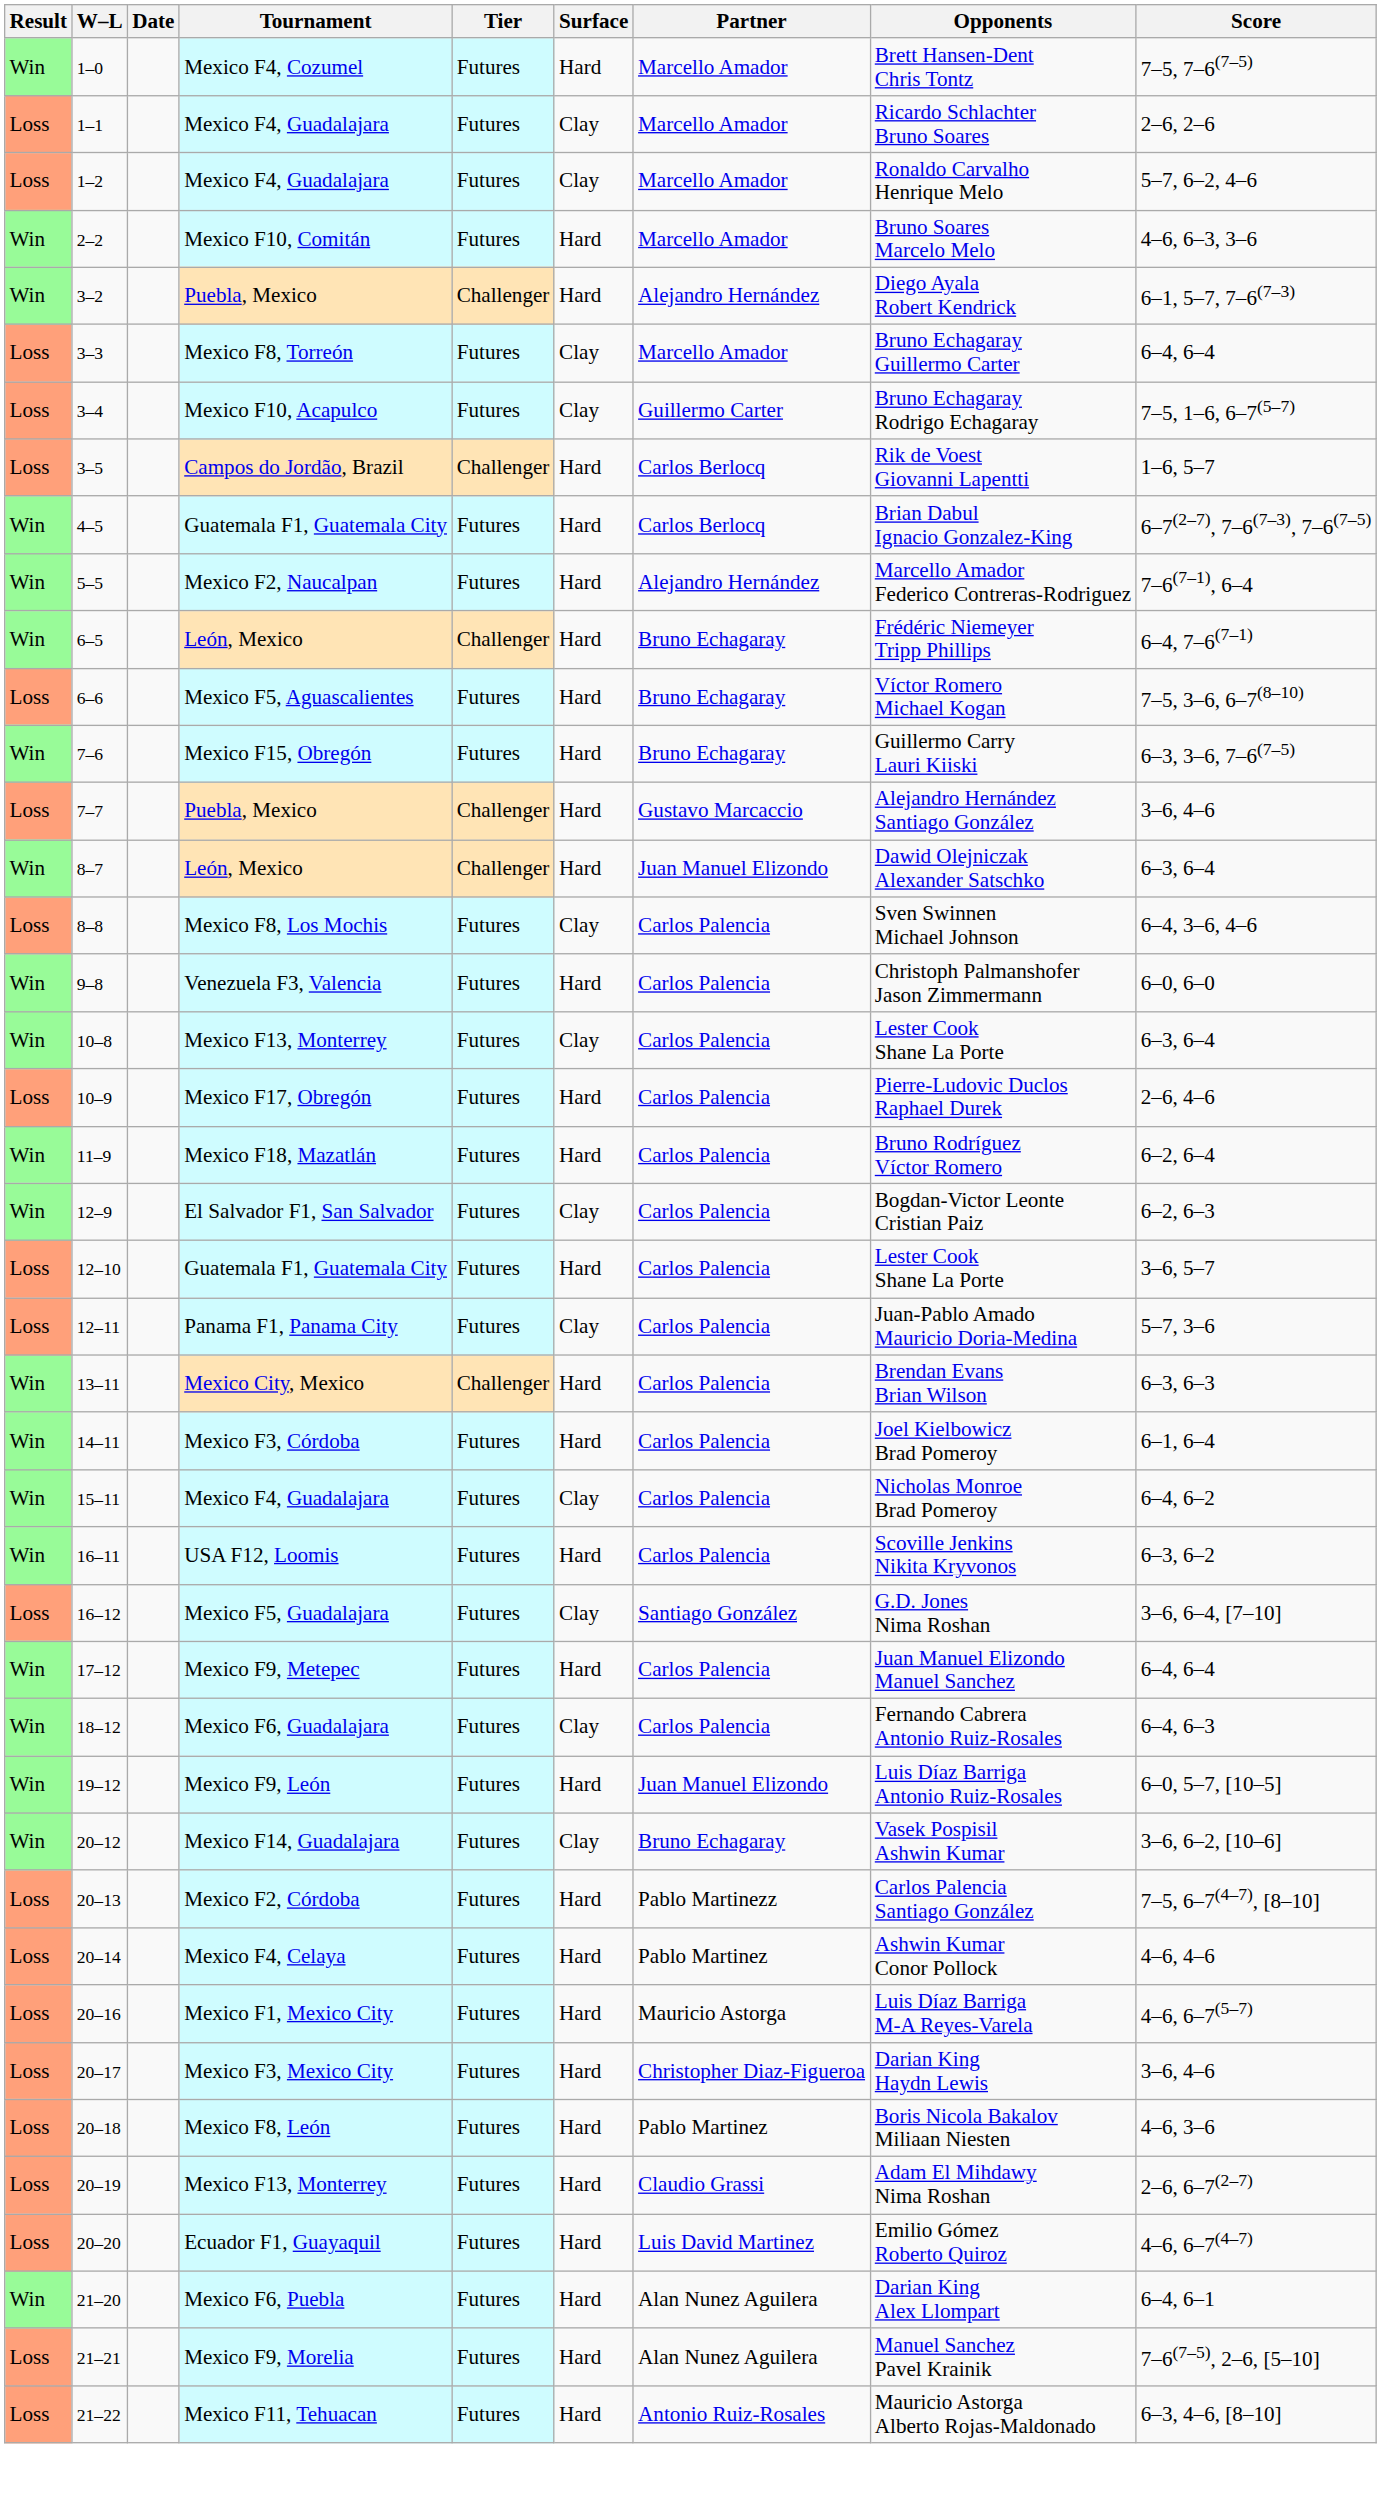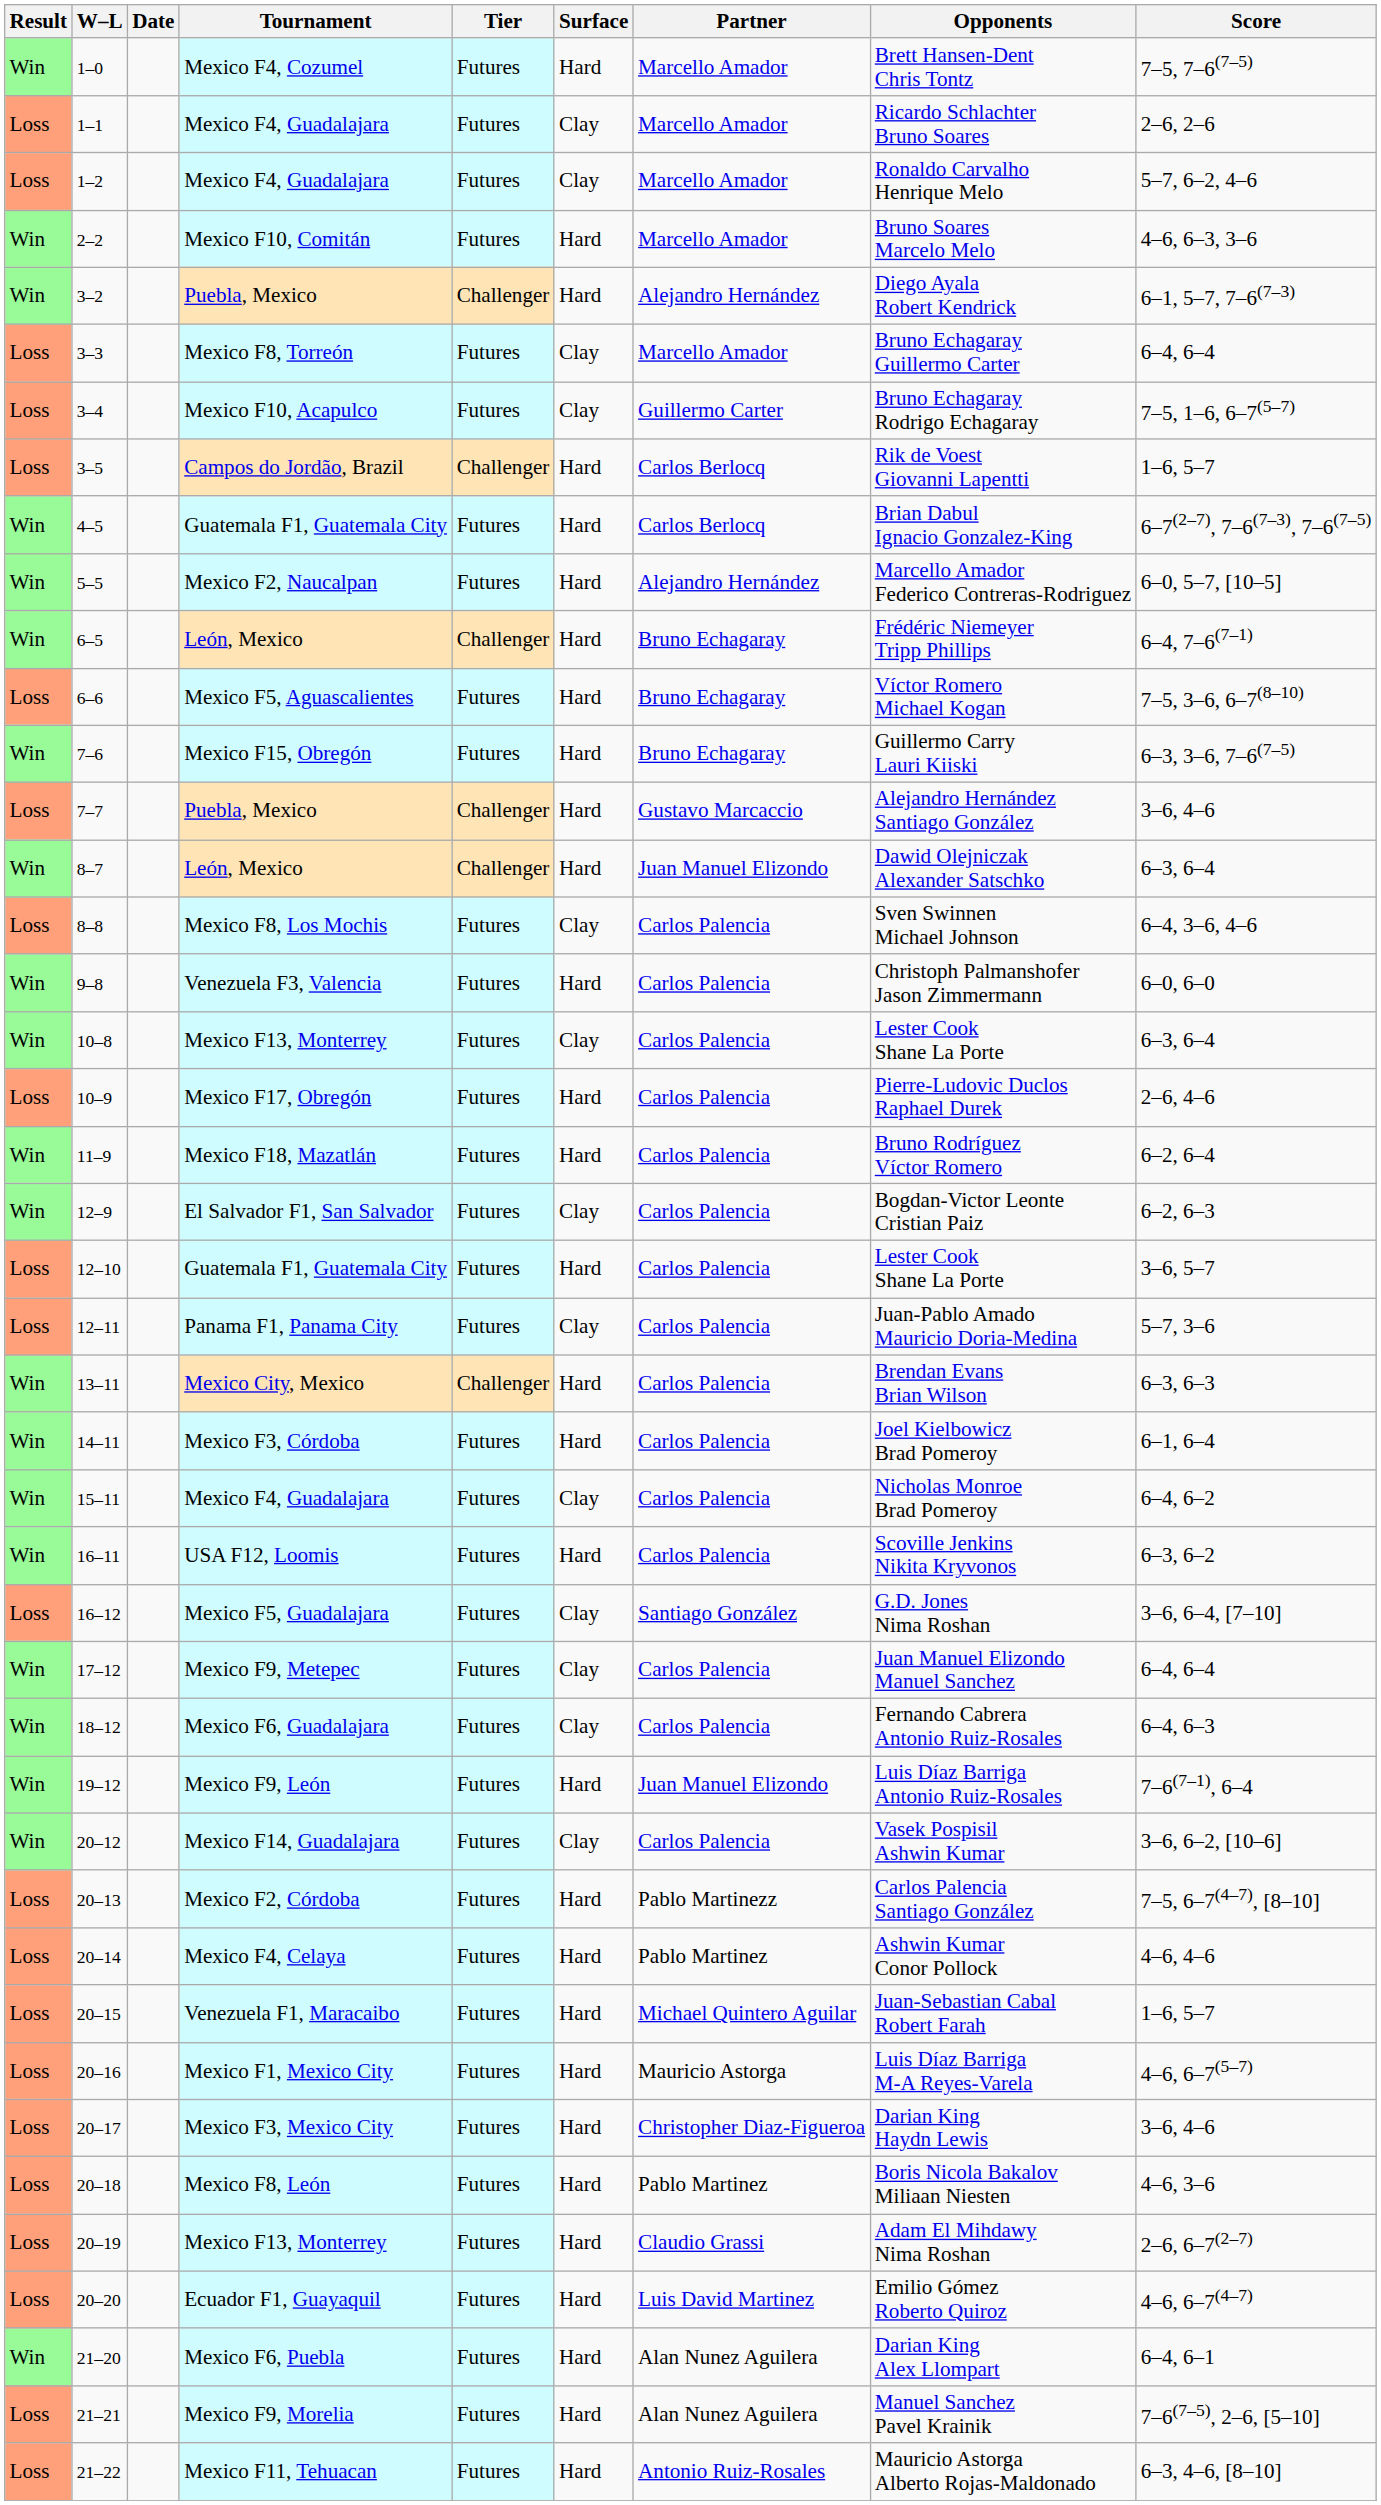(1197, 581) 7–6(7–1), 6–4 -> (1211, 581) 6–0, 5–7, [10–5]
(580, 1669) Hard -> (579, 1669) Clay
(1211, 1784) 6–0, 5–7, [10–5] -> (1197, 1784) 7–6(7–1), 6–4
(712, 1841) Bruno Echagaray -> (704, 1841) Carlos Palencia
+ row: (99, 2014)
